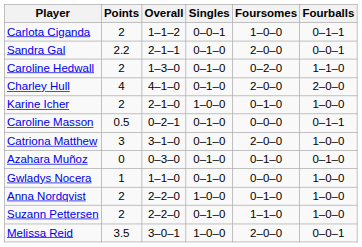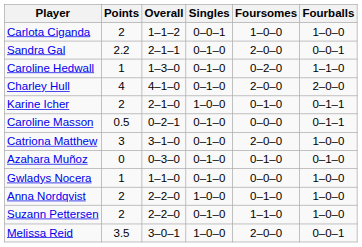(328, 31) 0–1–1 -> (328, 31) 1–0–0
(122, 68) 2 -> (122, 68) 1
(328, 104) 1–0–0 -> (328, 104) 0–1–1
